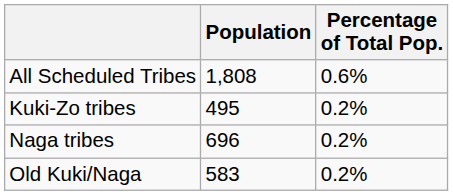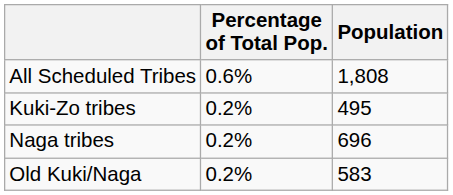columns swapped: (258, 32) <-> (382, 32)
